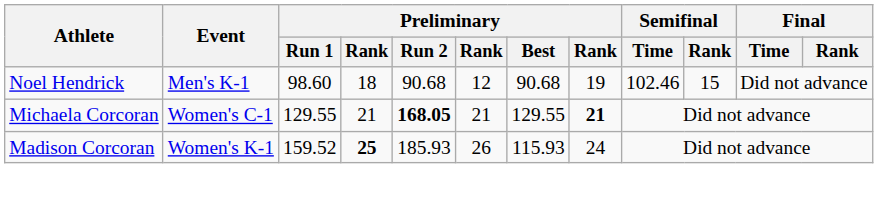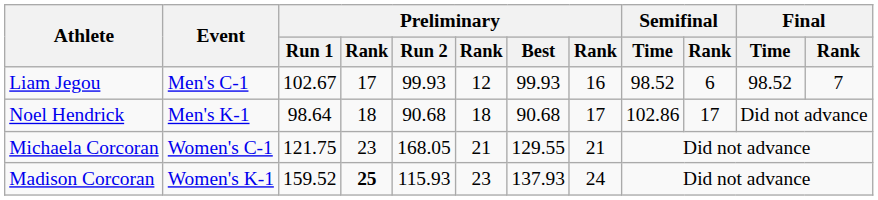+ row: (55, 83)
(310, 83) 98.60 -> (310, 115) 98.64
(481, 83) 12 -> (481, 115) 18
(596, 83) 19 -> (596, 115) 17
(653, 83) 102.46 -> (653, 115) 102.86
(710, 83) 15 -> (710, 115) 17
(310, 115) 129.55 -> (310, 147) 121.75
(367, 115) 21 -> (367, 147) 23
(424, 115) bold -> (424, 147) normal
(596, 115) bold -> (596, 147) normal
(424, 147) 185.93 -> (424, 179) 115.93
(481, 147) 26 -> (481, 179) 23
(538, 147) 115.93 -> (538, 179) 137.93
